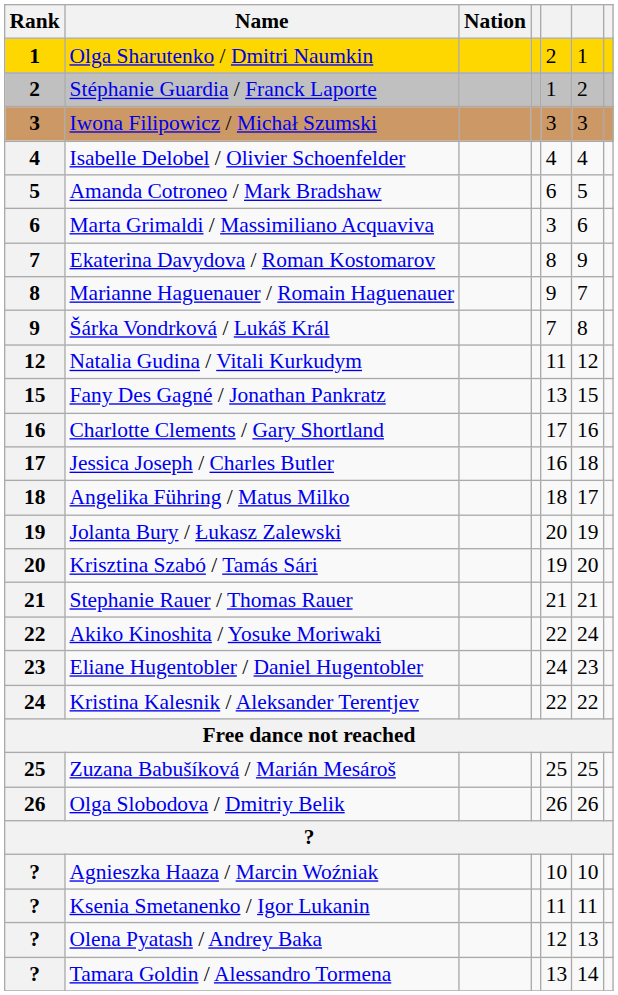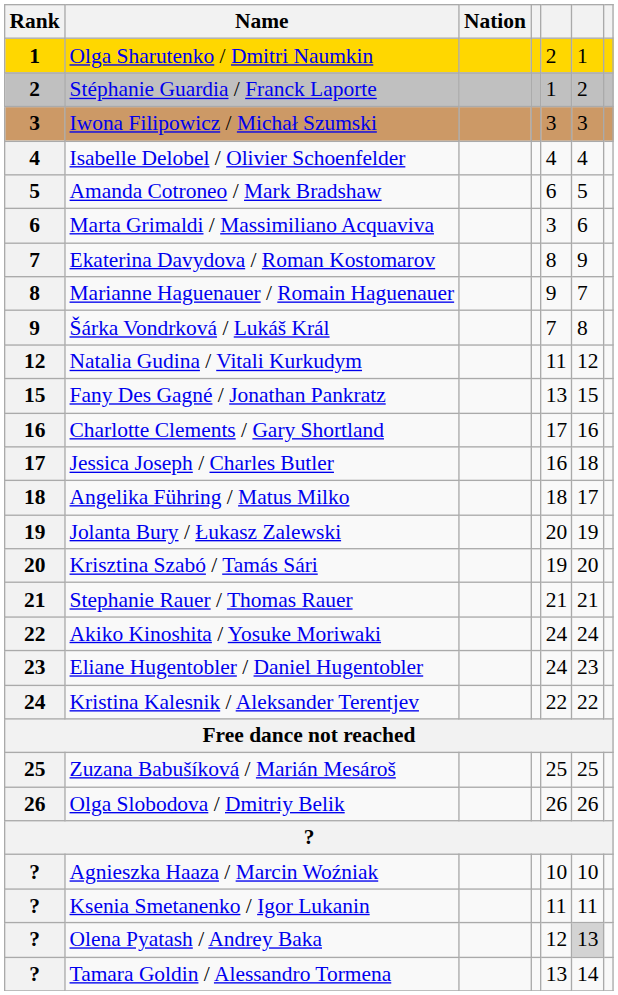(556, 633) 22 -> (556, 633) 24
(588, 939) no background -> (588, 939) lightgrey background
